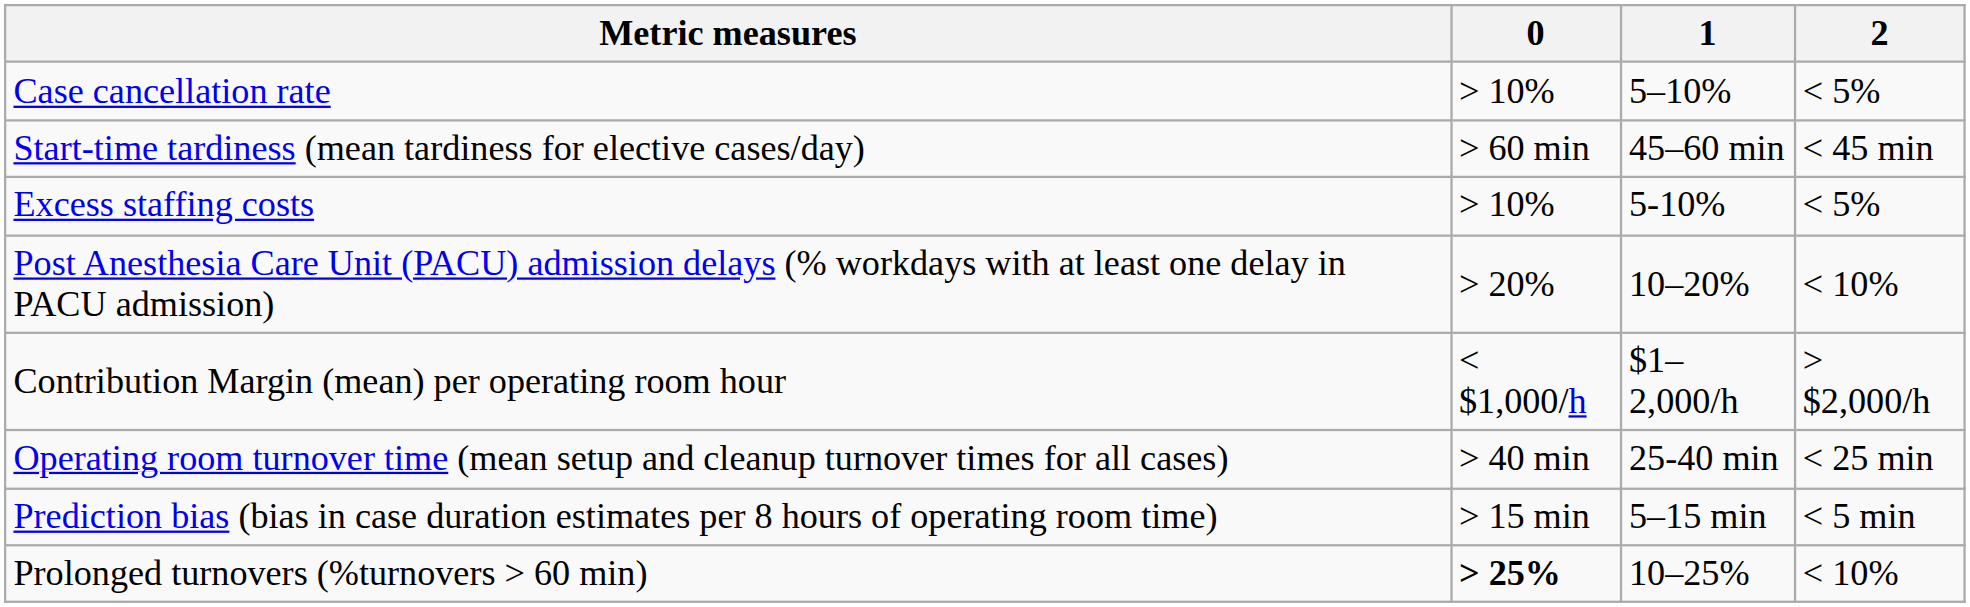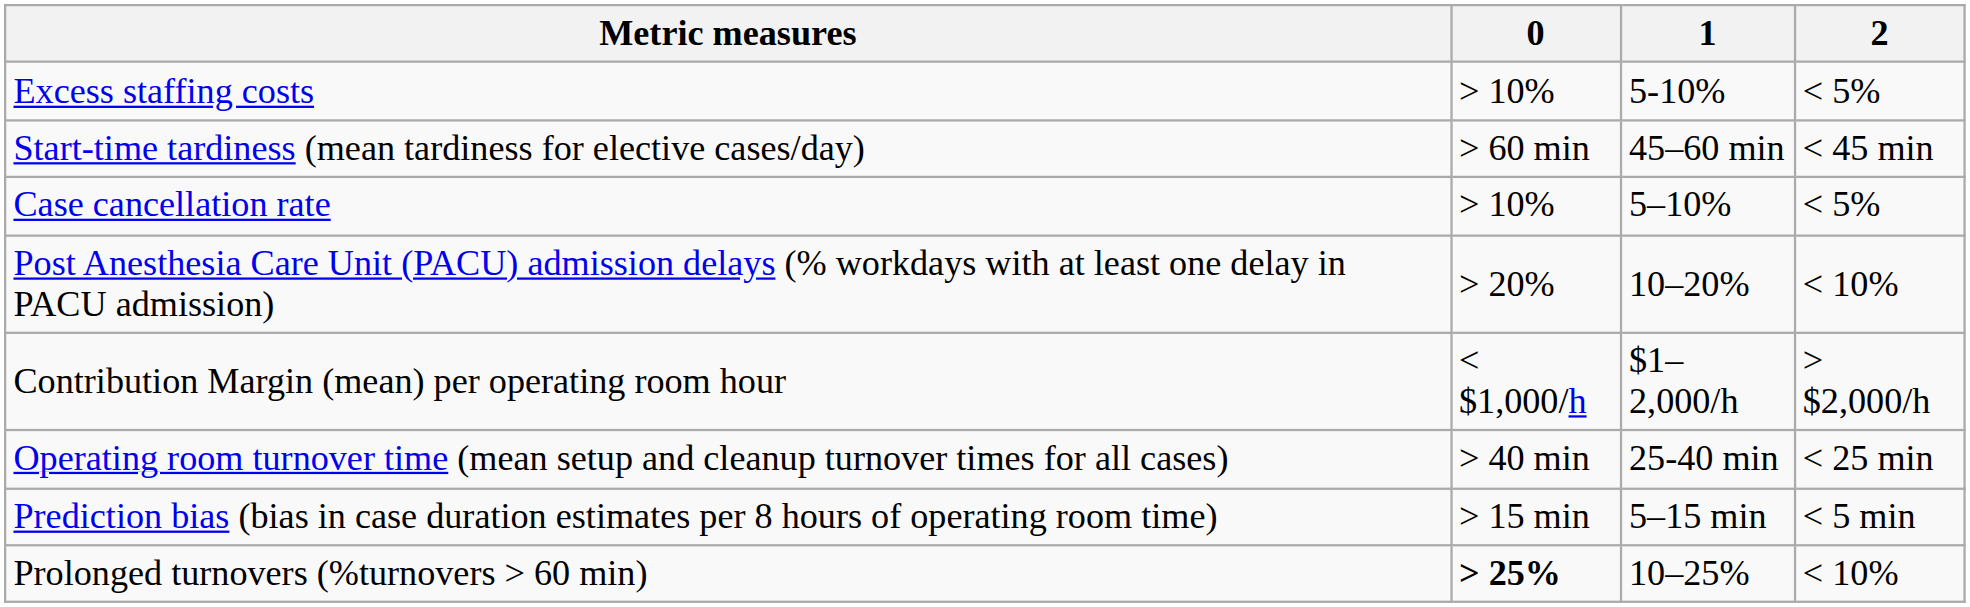rows swapped: (164, 205) <-> (172, 90)
